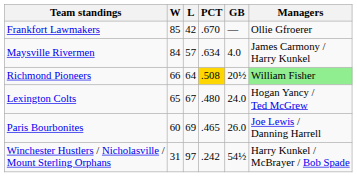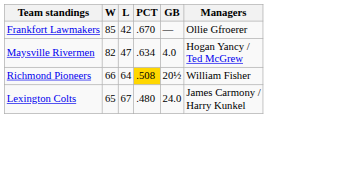(175, 53) 84 -> (110, 53) 82
(191, 53) 57 -> (126, 53) 47
(288, 53) James Carmony / Harry Kunkel -> (218, 53) Hogan Yancy / Ted McGrew
(283, 76) lightgreen background -> (218, 76) no background
(283, 99) Hogan Yancy / Ted McGrew -> (224, 99) James Carmony / Harry Kunkel
- row: (45, 128)
- row: (86, 157)
